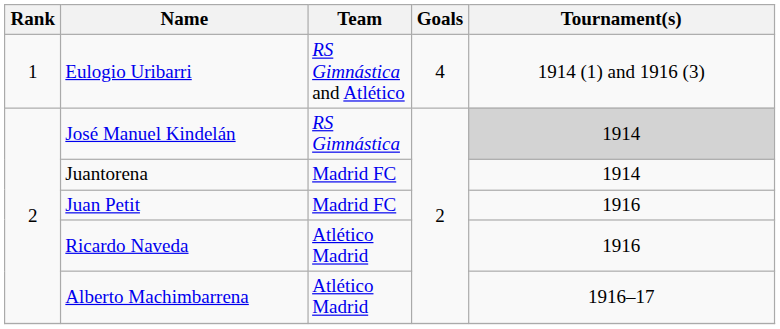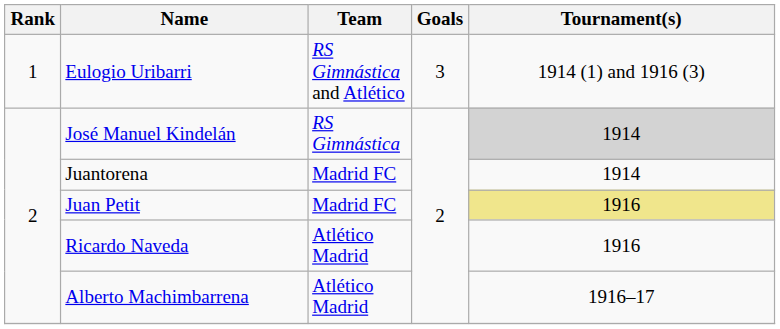(440, 71) 4 -> (440, 71) 3
(621, 204) no background -> (621, 204) khaki background
